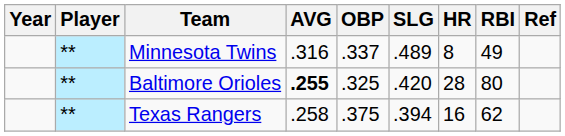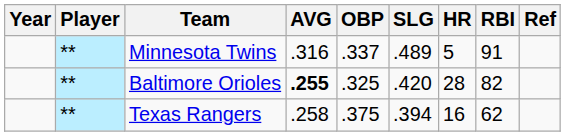(449, 51) 8 -> (449, 51) 5
(492, 51) 49 -> (492, 51) 91
(492, 83) 80 -> (492, 83) 82
